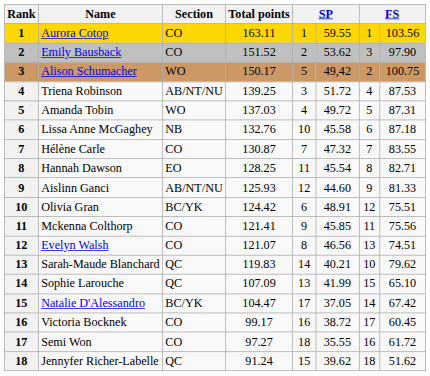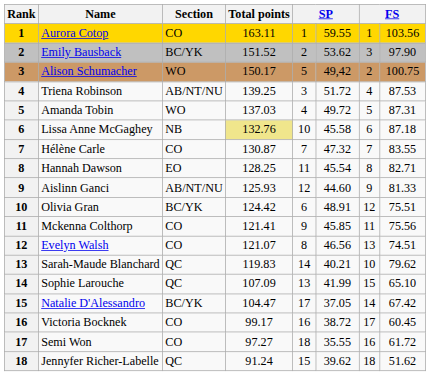(174, 52) CO -> (184, 52) BC/YK
(259, 129) no background -> (259, 129) khaki background
